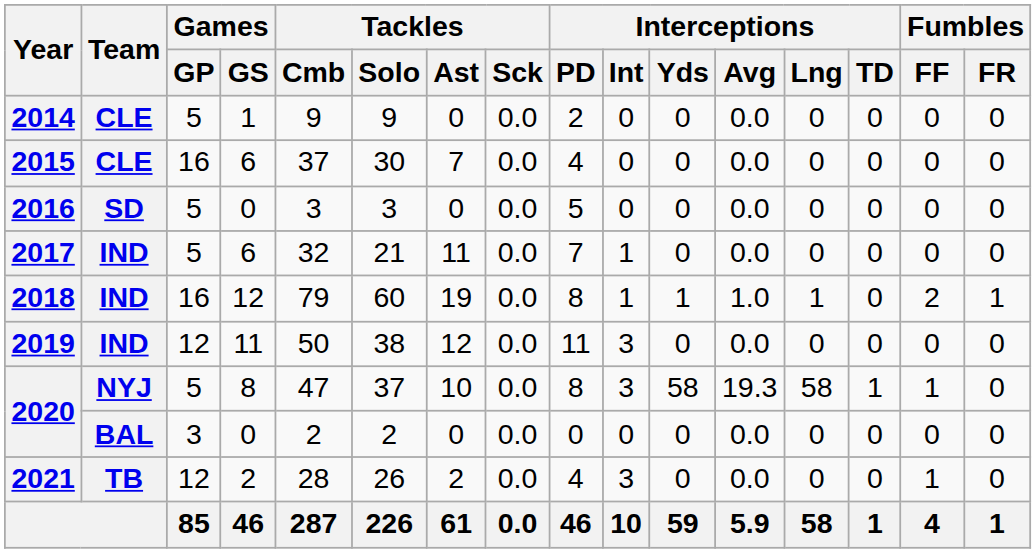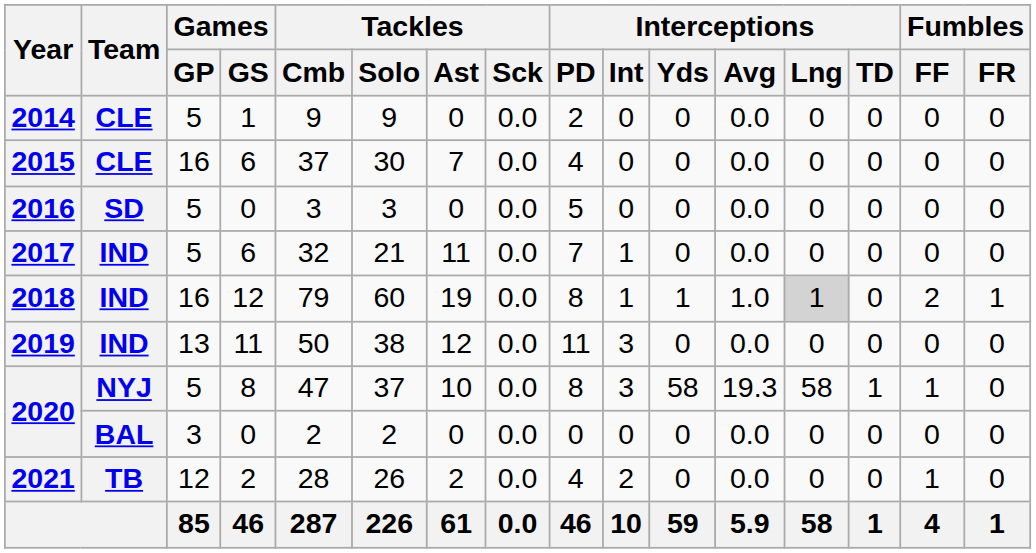(817, 298) no background -> (817, 298) lightgrey background
(194, 343) 12 -> (194, 343) 13
(626, 478) 3 -> (626, 478) 2
